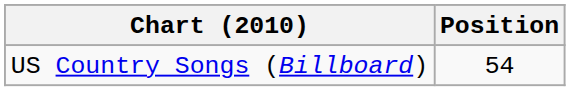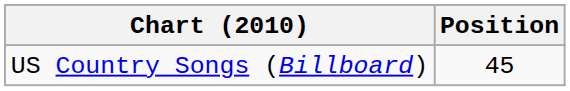(500, 66) 54 -> (500, 66) 45
